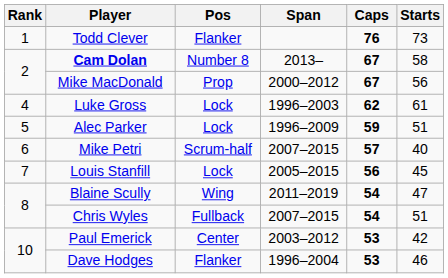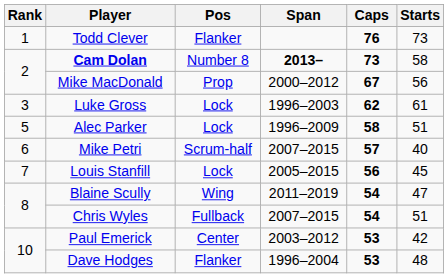(304, 60) normal -> (304, 60) bold
(372, 60) 67 -> (372, 60) 73
(25, 104) 4 -> (25, 104) 3
(372, 127) 59 -> (372, 127) 58
(420, 261) 46 -> (420, 261) 48
